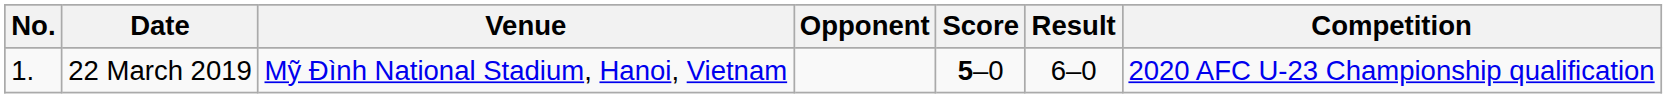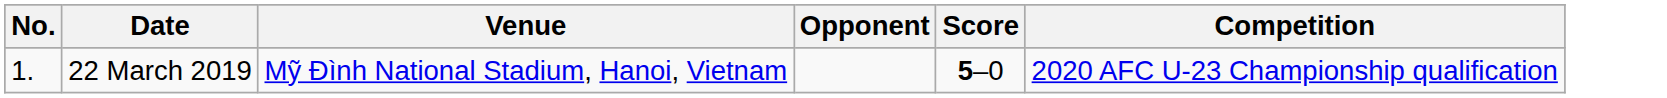- column: (1074, 26)
